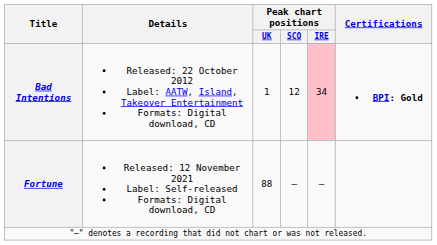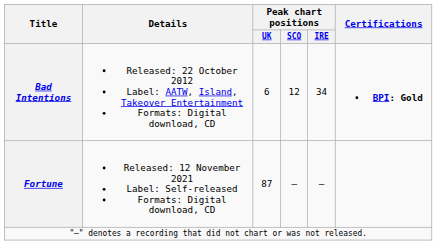(267, 92) 1 -> (267, 92) 6
(322, 92) pink background -> (322, 92) no background
(267, 184) 88 -> (267, 184) 87
